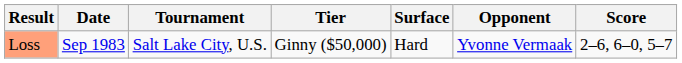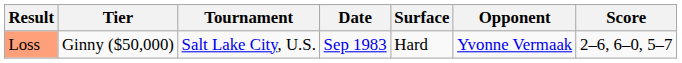columns swapped: (93, 17) <-> (331, 17)
